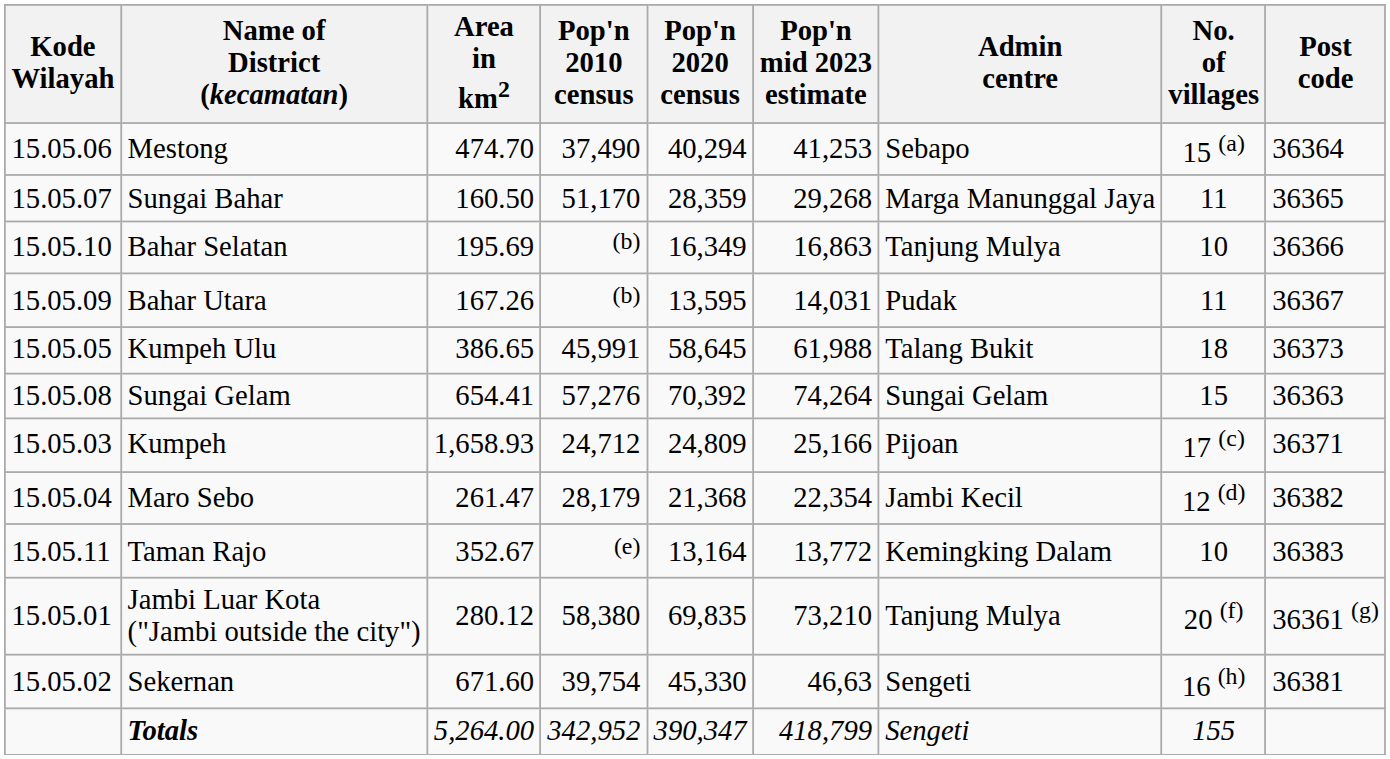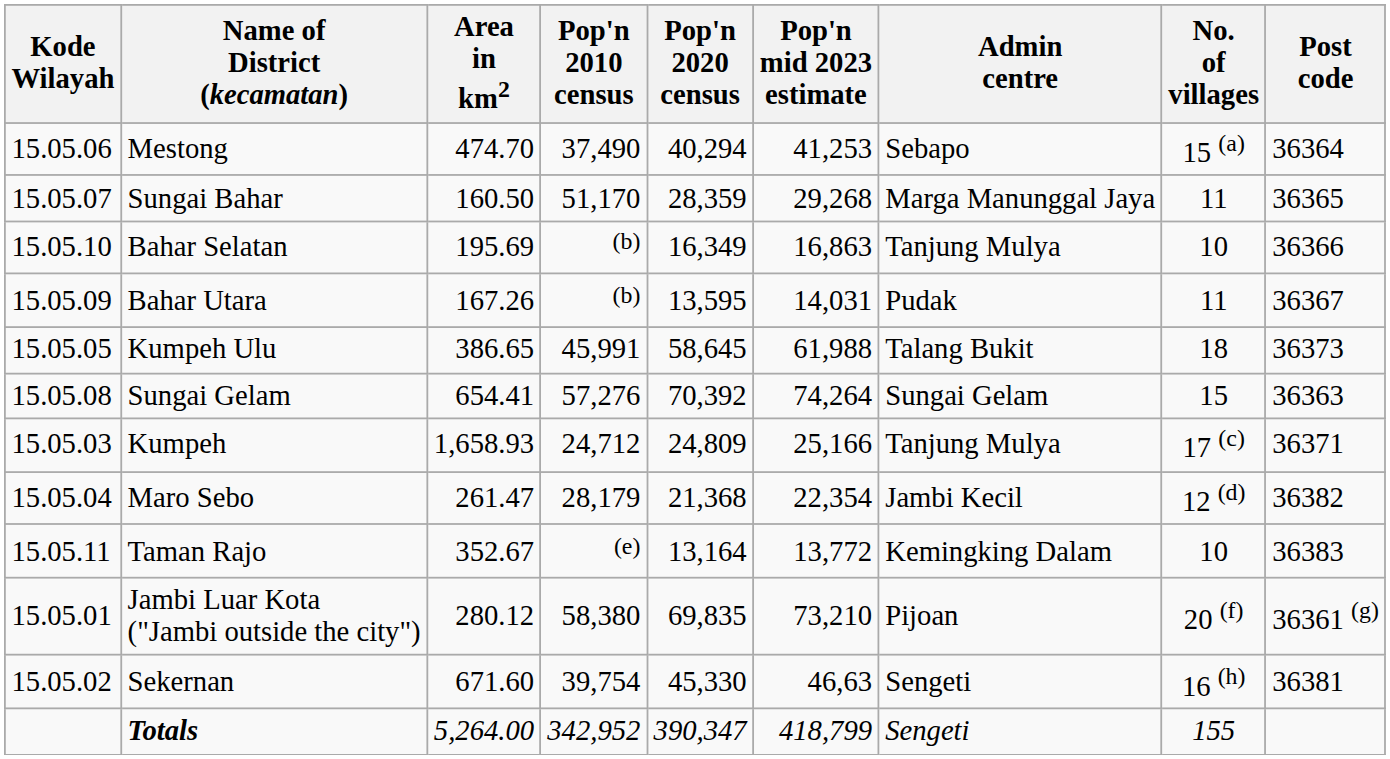(922, 444) Pijoan -> (973, 444) Tanjung Mulya
(973, 616) Tanjung Mulya -> (922, 616) Pijoan
